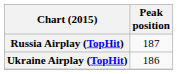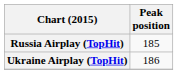(151, 43) 187 -> (151, 43) 185
